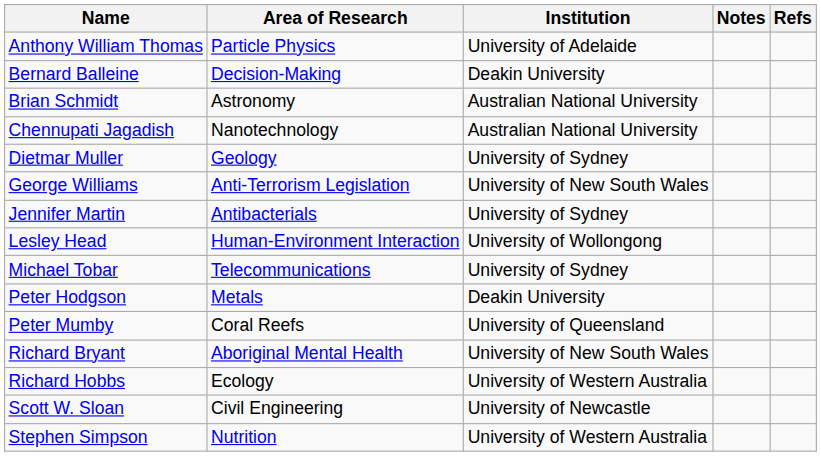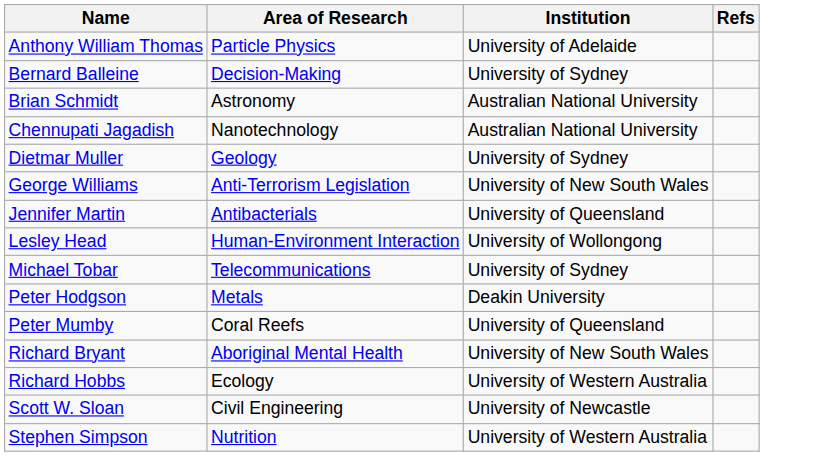- column: (741, 18)
(536, 74) Deakin University -> (548, 74) University of Sydney
(548, 213) University of Sydney -> (566, 213) University of Queensland
